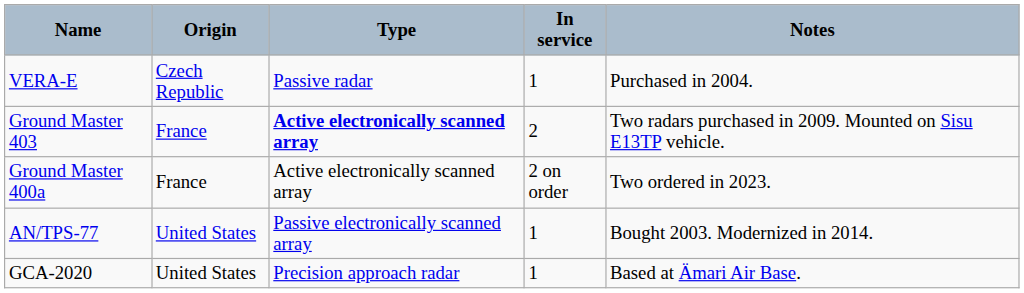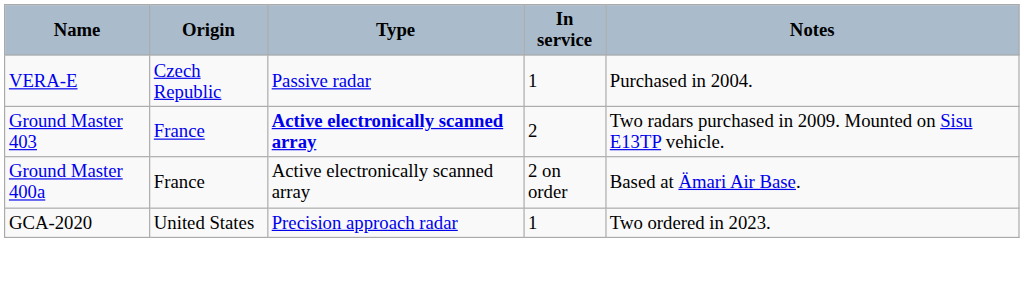(690, 182) Two ordered in 2023. -> (705, 182) Based at Ämari Air Base.
- row: (54, 232)
(705, 273) Based at Ämari Air Base. -> (690, 222) Two ordered in 2023.
